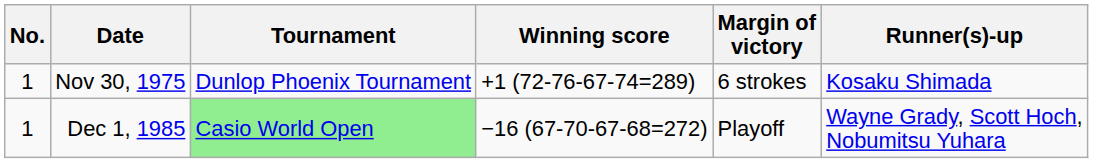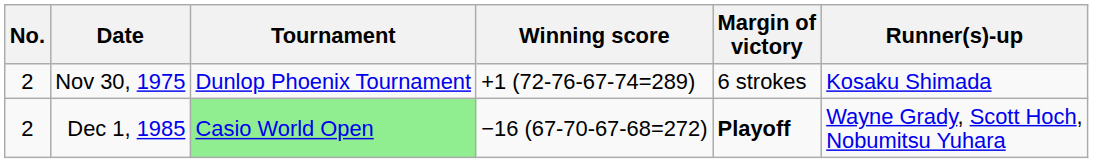(27, 81) 1 -> (27, 81) 2
(27, 128) 1 -> (27, 128) 2
(751, 128) normal -> (754, 128) bold
